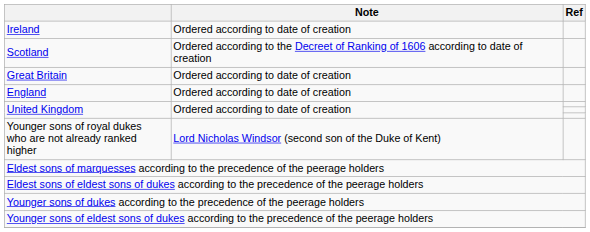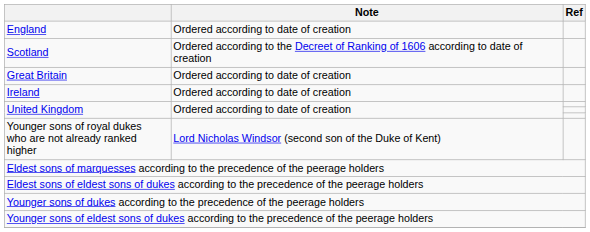rows swapped: (26, 93) <-> (23, 30)
